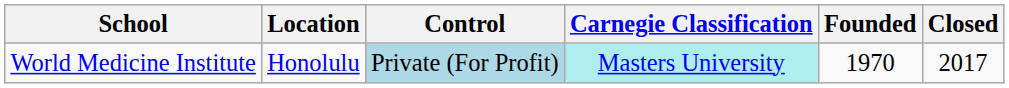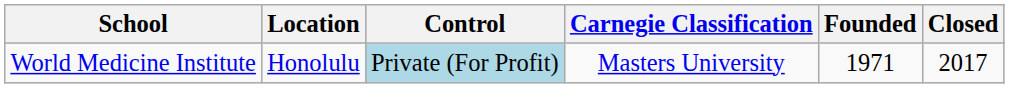(691, 62) paleturquoise background -> (691, 62) no background
(870, 62) 1970 -> (870, 62) 1971
